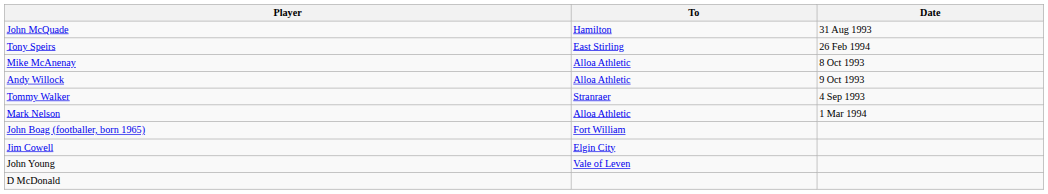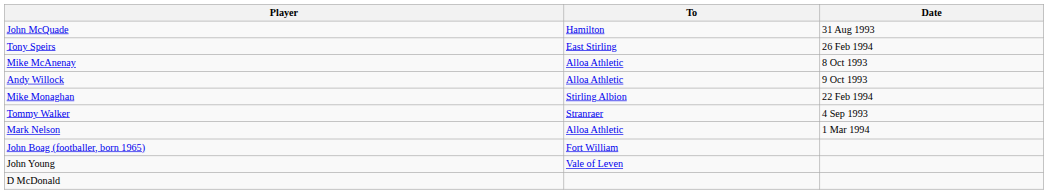+ row: (40, 97)
- row: (30, 147)
